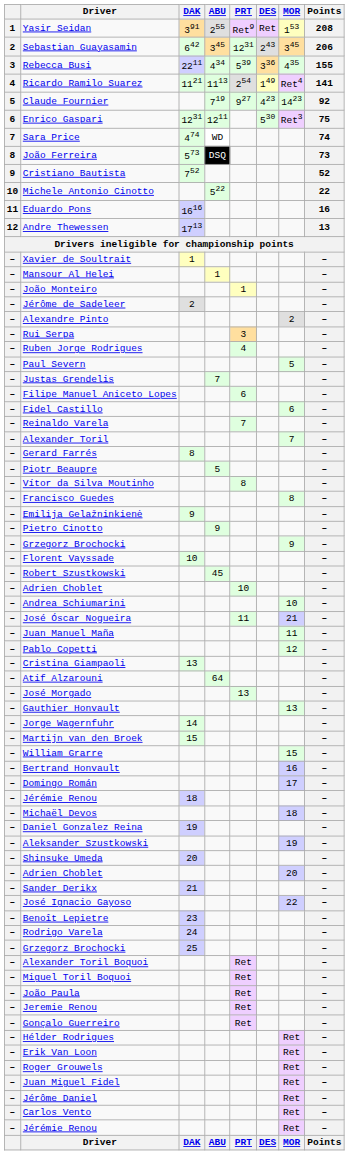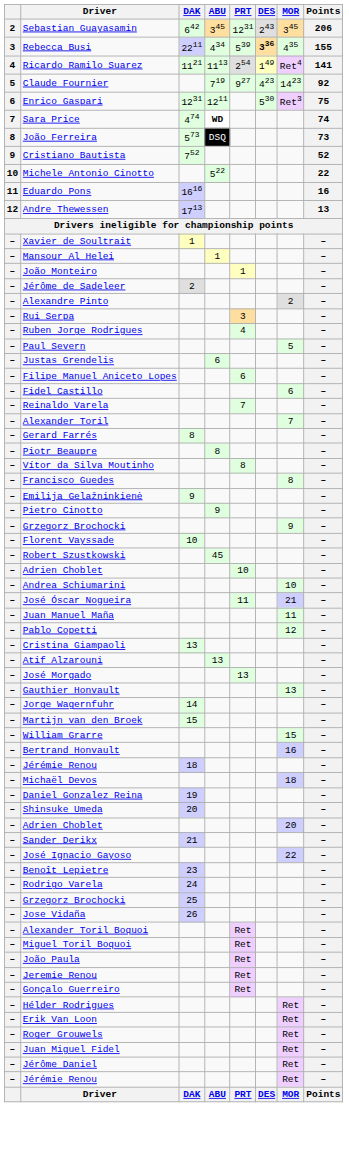- row: (57, 29)
(268, 65) normal -> (267, 47) bold
(217, 137) normal -> (217, 119) bold
(217, 379) 7 -> (217, 361) 6
(217, 469) 5 -> (217, 451) 8
(217, 679) 64 -> (217, 660) 13
- row: (60, 783)
- row: (86, 843)
+ row: (54, 915)
- row: (57, 1113)
